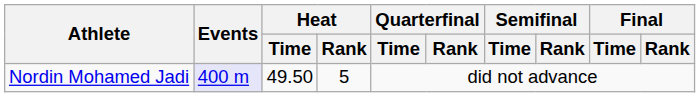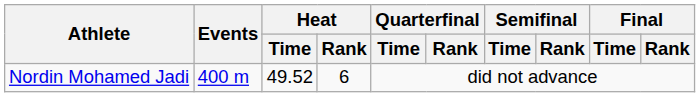(223, 78) lavender background -> (223, 78) no background
(290, 78) 49.50 -> (290, 78) 49.52
(344, 78) 5 -> (344, 78) 6
